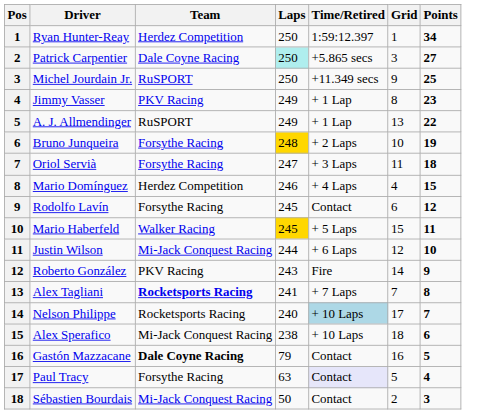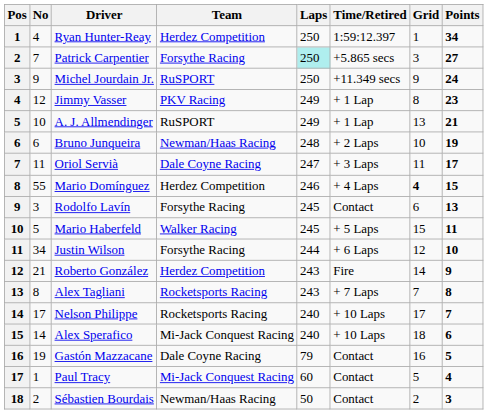+ column: (41, 15)
(189, 57) Dale Coyne Racing -> (202, 57) Forsythe Racing
(430, 79) 25 -> (452, 79) 24
(430, 121) 22 -> (452, 121) 21
(181, 143) Forsythe Racing -> (218, 143) Newman/Haas Racing
(288, 143) gold background -> (310, 143) no background
(181, 164) Forsythe Racing -> (210, 164) Dale Coyne Racing
(430, 164) 18 -> (452, 164) 17
(394, 185) normal -> (416, 185) bold
(430, 207) 12 -> (452, 207) 13
(288, 228) gold background -> (310, 228) no background
(205, 249) Mi-Jack Conquest Racing -> (202, 249) Forsythe Racing
(171, 270) PKV Racing -> (212, 270) Herdez Competition
(195, 292) bold -> (213, 292) normal
(288, 292) 241 -> (310, 292) 243
(337, 313) lightblue background -> (359, 313) no background
(288, 334) 238 -> (310, 334) 240
(191, 356) bold -> (210, 356) normal
(181, 377) Forsythe Racing -> (227, 377) Mi-Jack Conquest Racing
(285, 377) 63 -> (306, 377) 60
(332, 377) lavender background -> (353, 377) no background
(205, 398) Mi-Jack Conquest Racing -> (218, 398) Newman/Haas Racing
